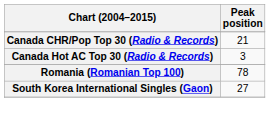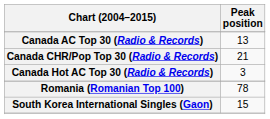+ row: (112, 40)
(243, 89) 27 -> (243, 105) 15
